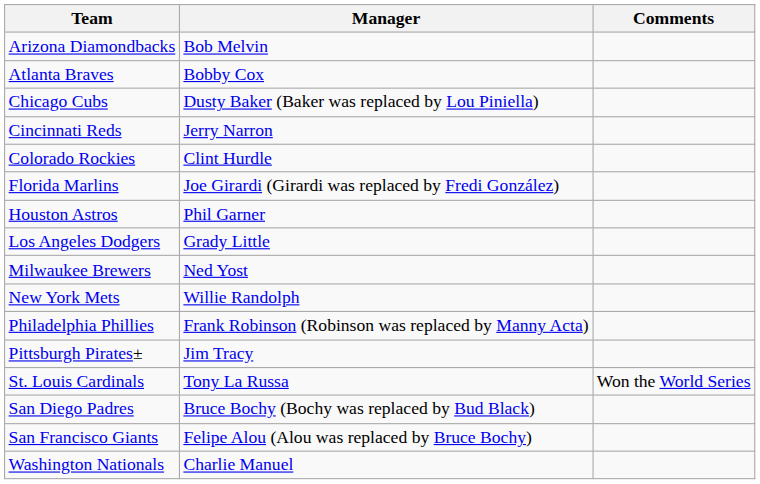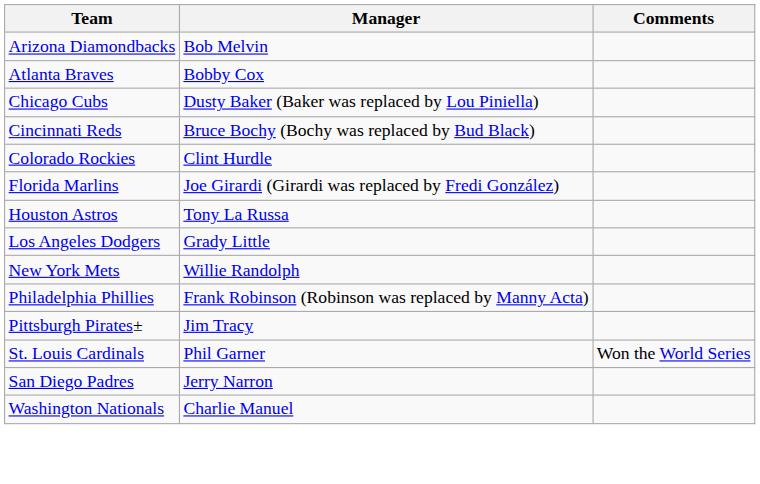(228, 130) Jerry Narron -> (359, 130) Bruce Bochy (Bochy was replaced by Bud Black)
(224, 213) Phil Garner -> (236, 213) Tony La Russa
- row: (80, 269)
(236, 381) Tony La Russa -> (224, 353) Phil Garner
(359, 409) Bruce Bochy (Bochy was replaced by Bud Black) -> (228, 381) Jerry Narron
- row: (83, 437)
